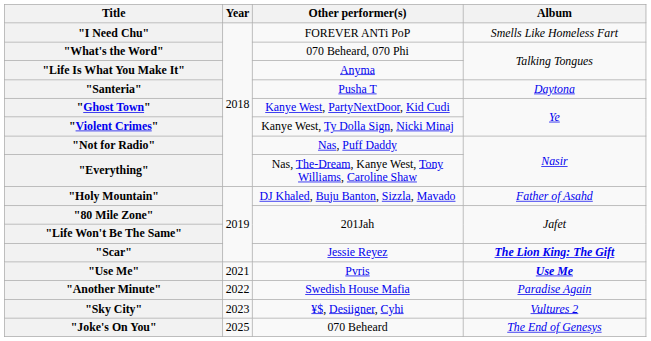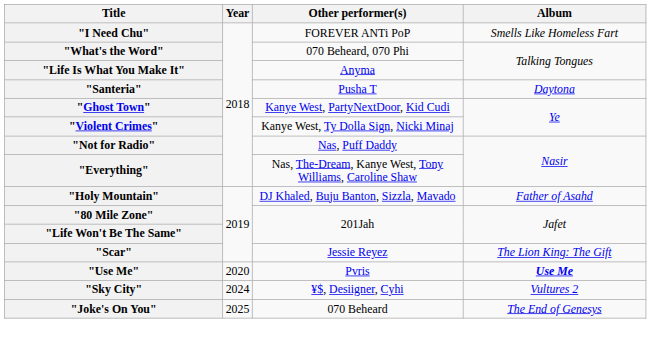(554, 252) bold -> (554, 252) normal
(238, 271) 2021 -> (238, 271) 2020
- row: (114, 290)
(238, 308) 2023 -> (238, 290) 2024
